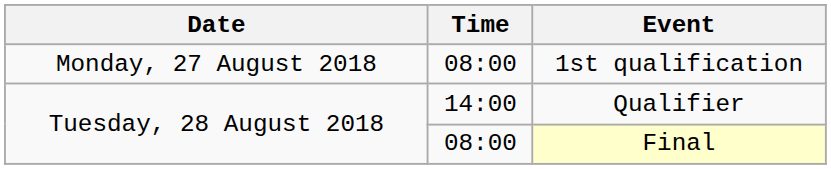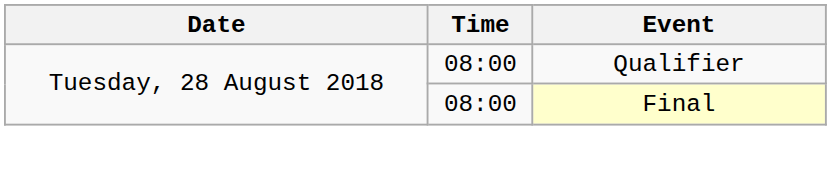- row: (679, 64)
(480, 104) 14:00 -> (480, 64) 08:00
